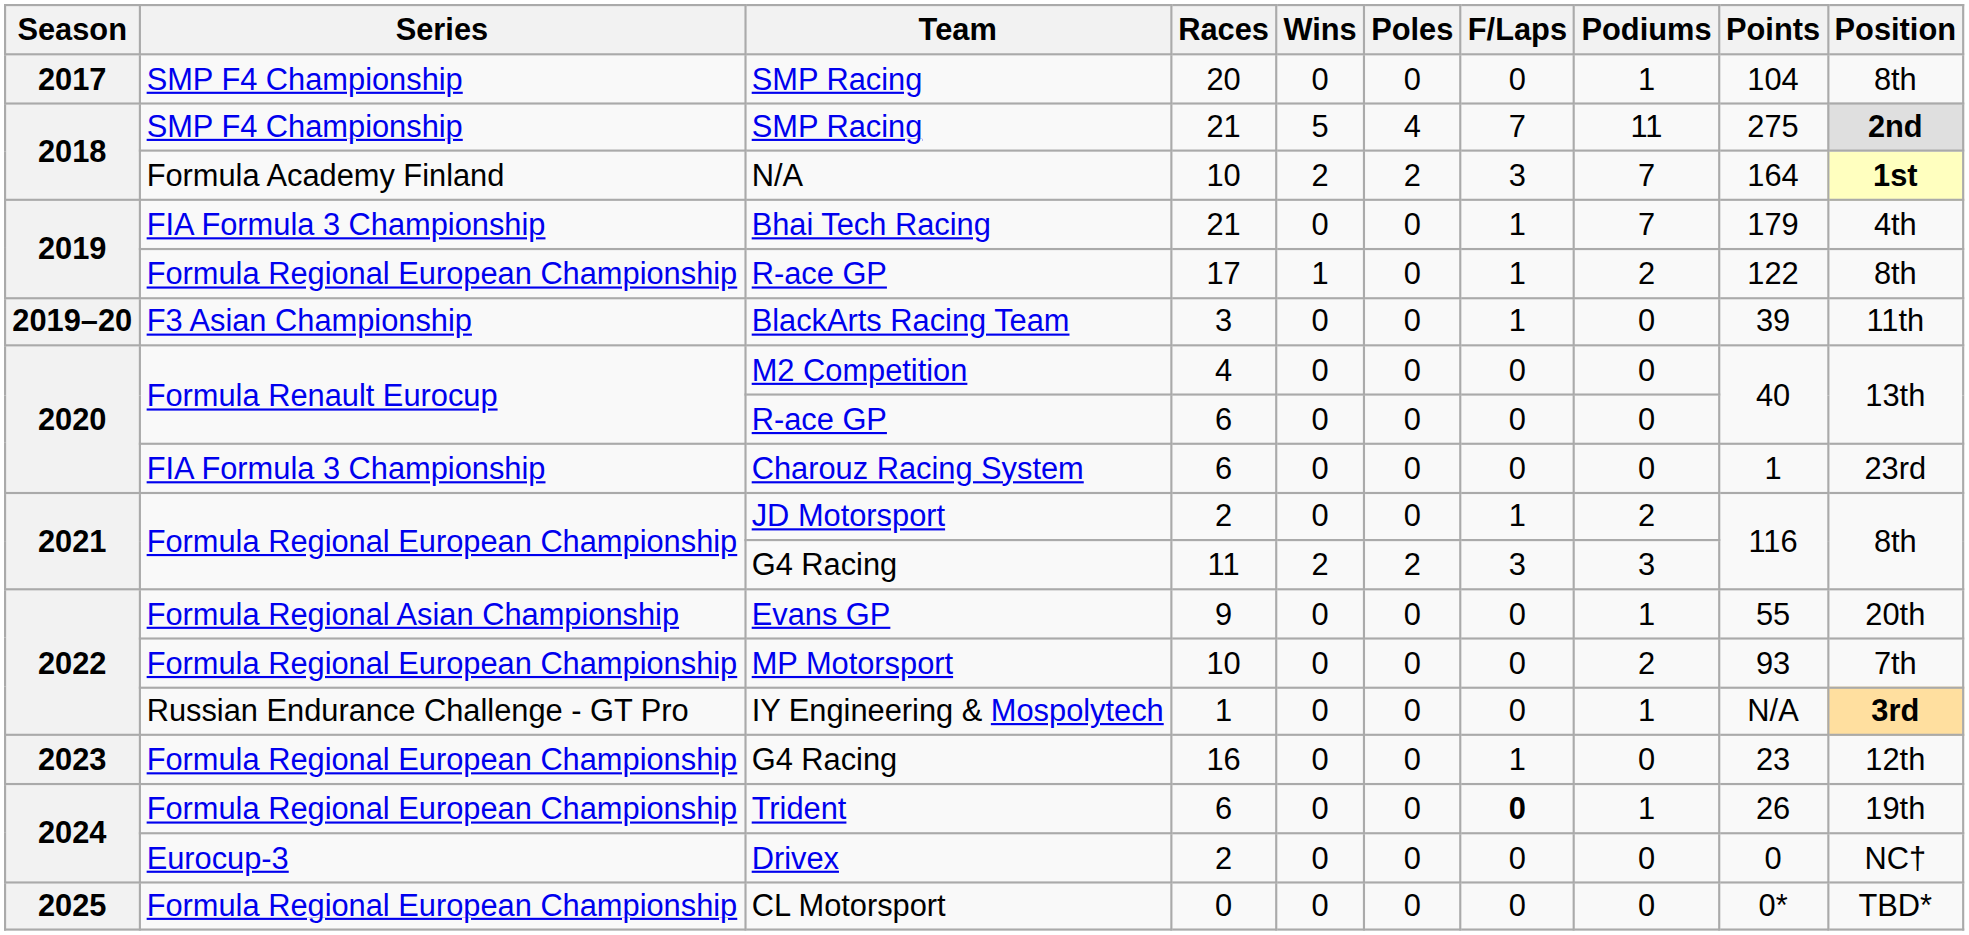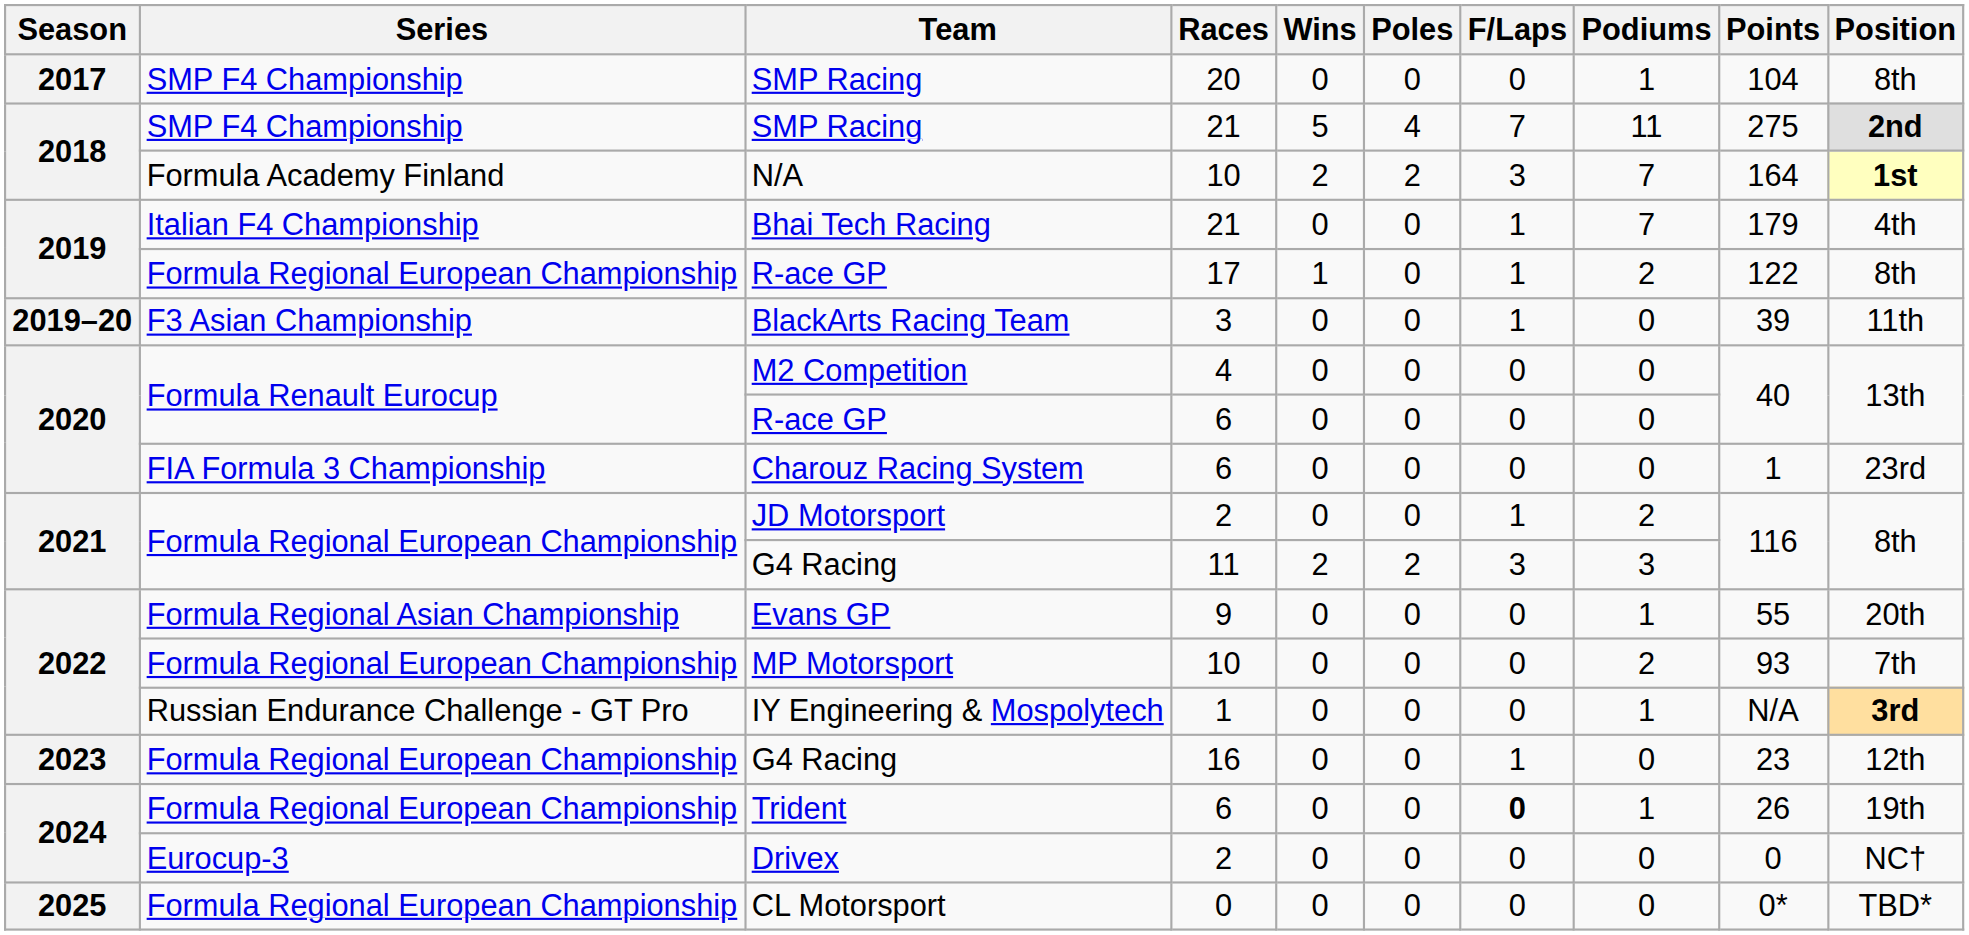(346, 225) FIA Formula 3 Championship -> (313, 225) Italian F4 Championship
